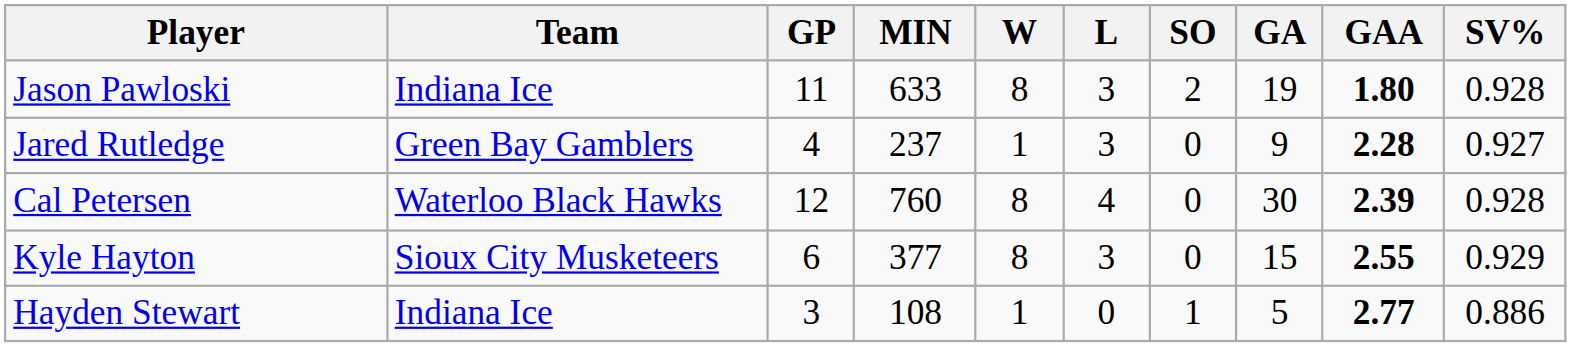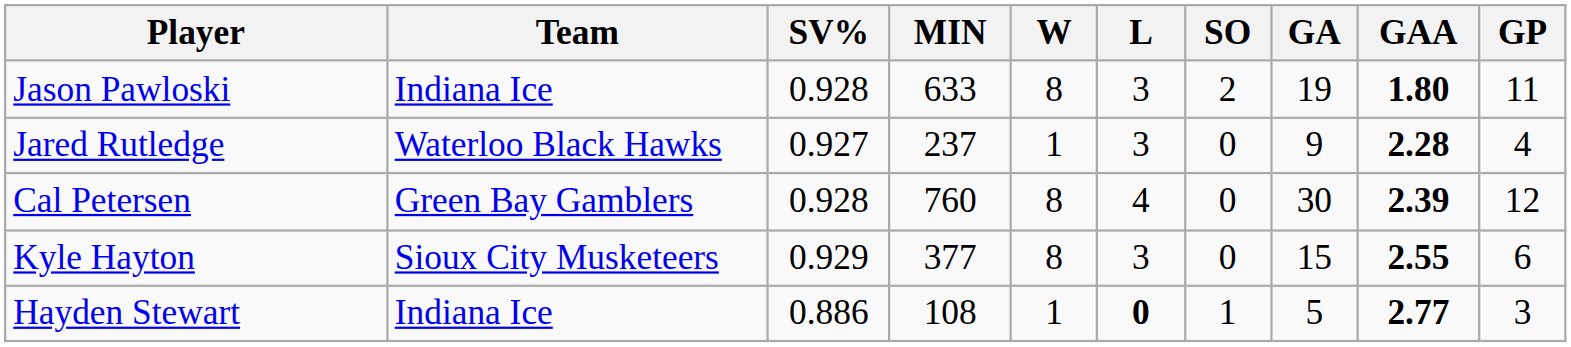columns swapped: (811, 32) <-> (1505, 32)
(544, 144) Green Bay Gamblers -> (558, 144) Waterloo Black Hawks
(558, 200) Waterloo Black Hawks -> (544, 200) Green Bay Gamblers
(1106, 312) normal -> (1141, 312) bold
